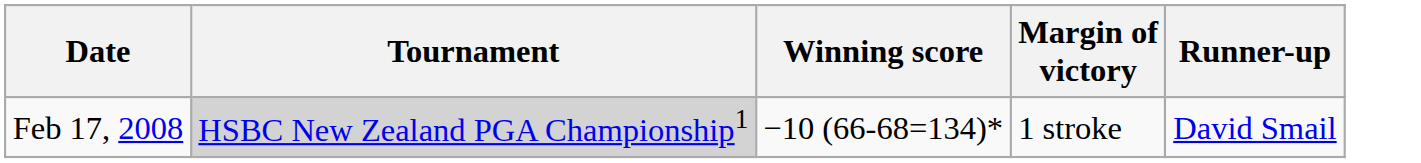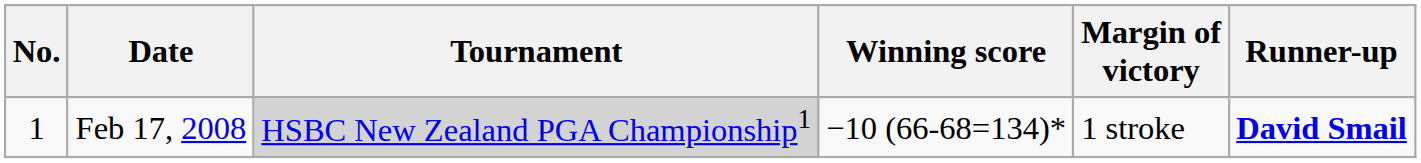+ column: (37, 50)
(1255, 126) normal -> (1322, 126) bold
